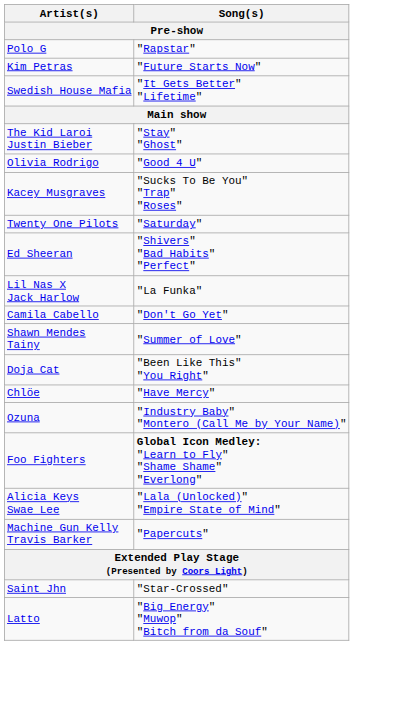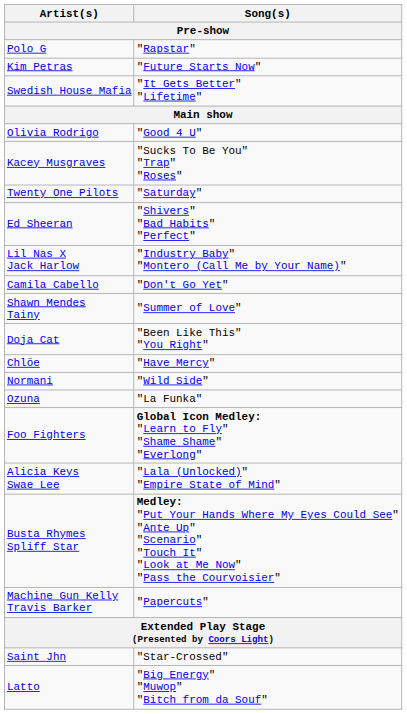- row: (50, 139)
(169, 291) "La Funka" -> (242, 261) "Industry Baby" "Montero (Call Me by Your Name)"
+ row: (30, 381)
(242, 418) "Industry Baby" "Montero (Call Me by Your Name)" -> (169, 399) "La Funka"
+ row: (46, 540)
